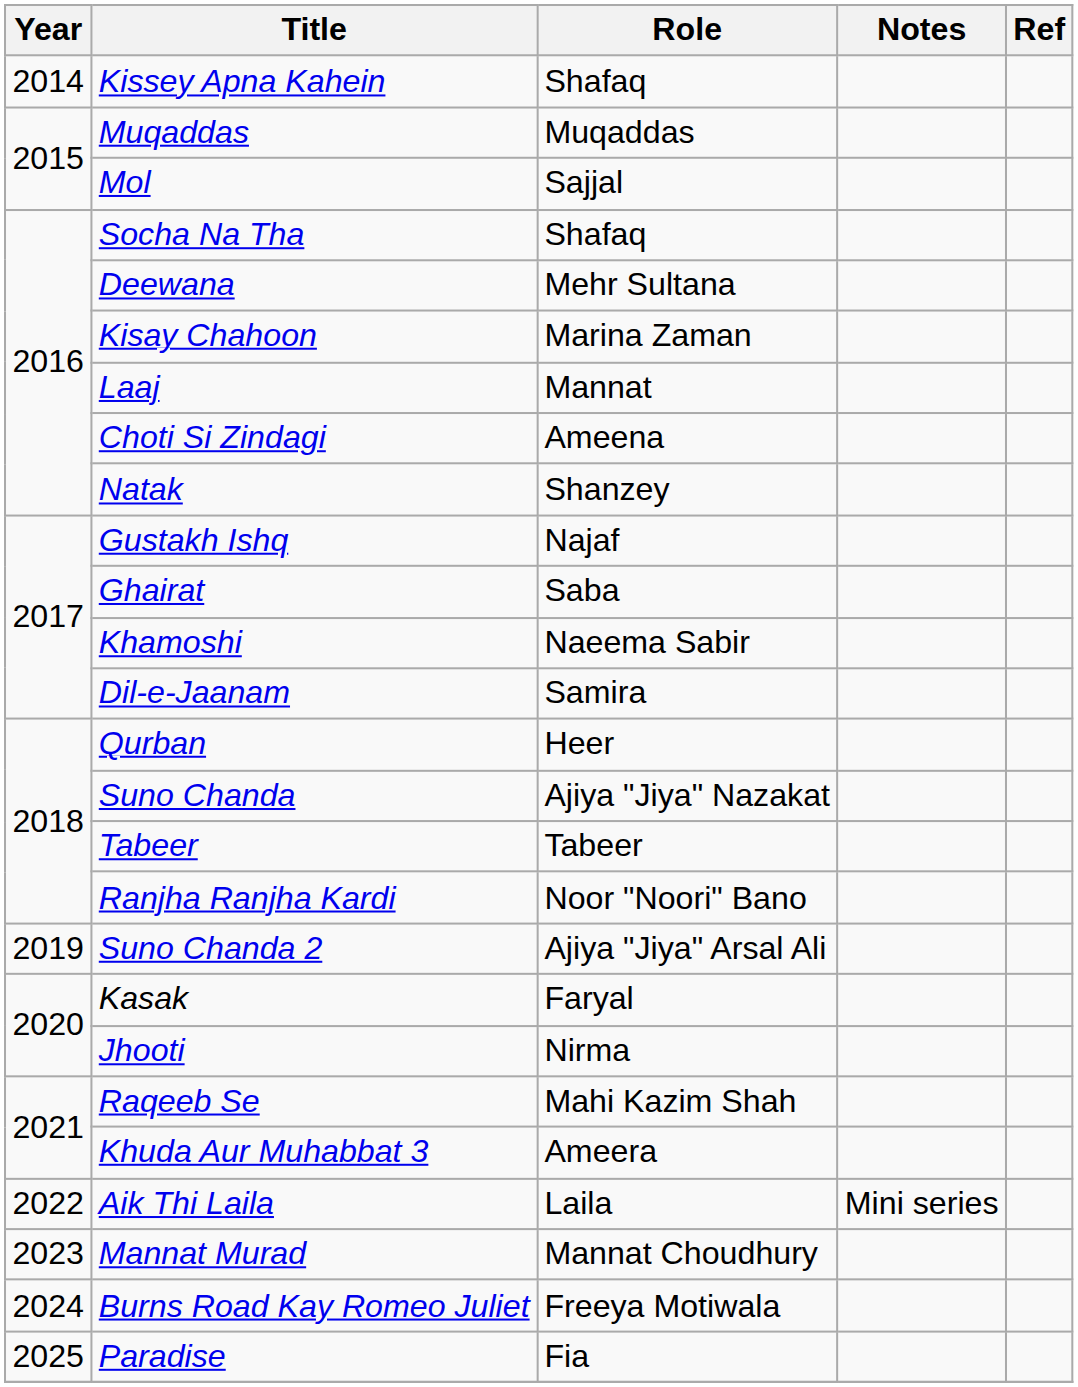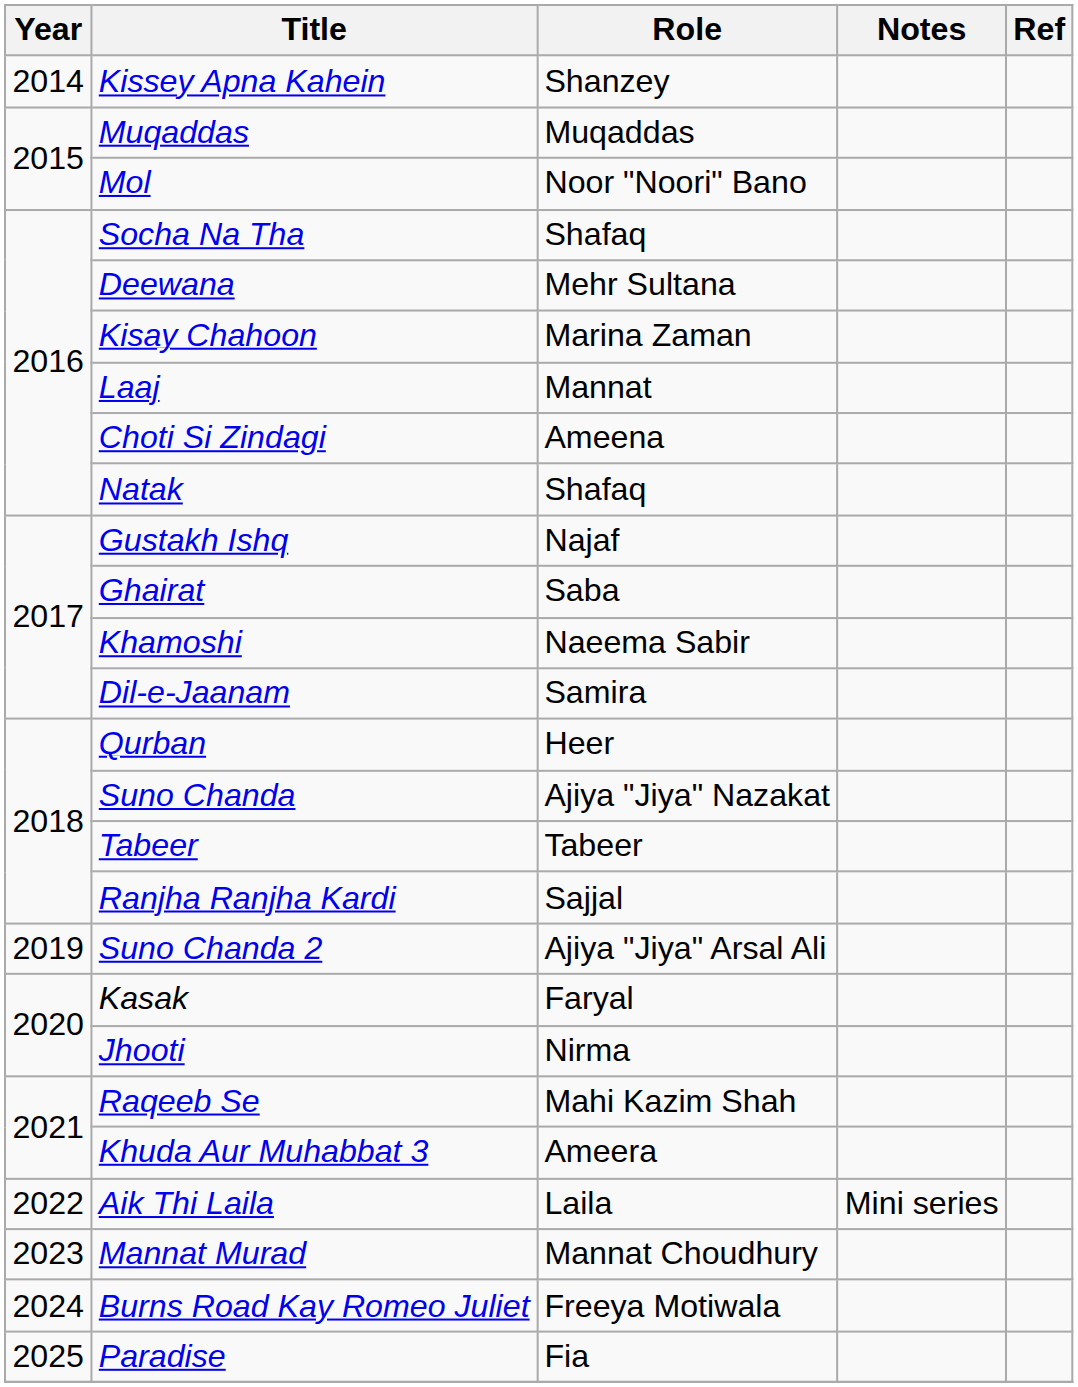(595, 81) Shafaq -> (607, 81) Shanzey
(584, 183) Sajjal -> (676, 183) Noor "Noori" Bano
(607, 489) Shanzey -> (595, 489) Shafaq
(676, 897) Noor "Noori" Bano -> (584, 897) Sajjal
